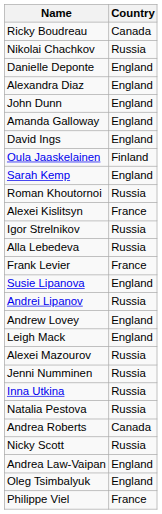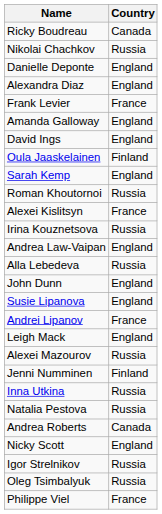rows swapped: (34, 103) <-> (39, 265)
+ row: (52, 229)
rows swapped: (56, 463) <-> (43, 229)
(129, 301) Russia -> (129, 319) France
- row: (43, 319)
(129, 373) Russia -> (130, 373) Finland
(129, 445) Russia -> (132, 445) England
(132, 481) England -> (129, 481) Russia
